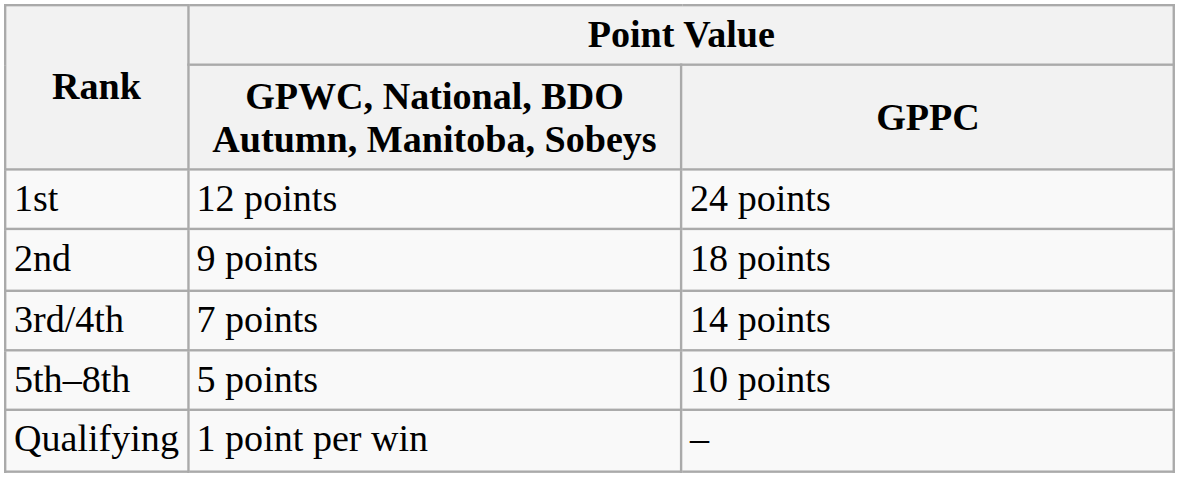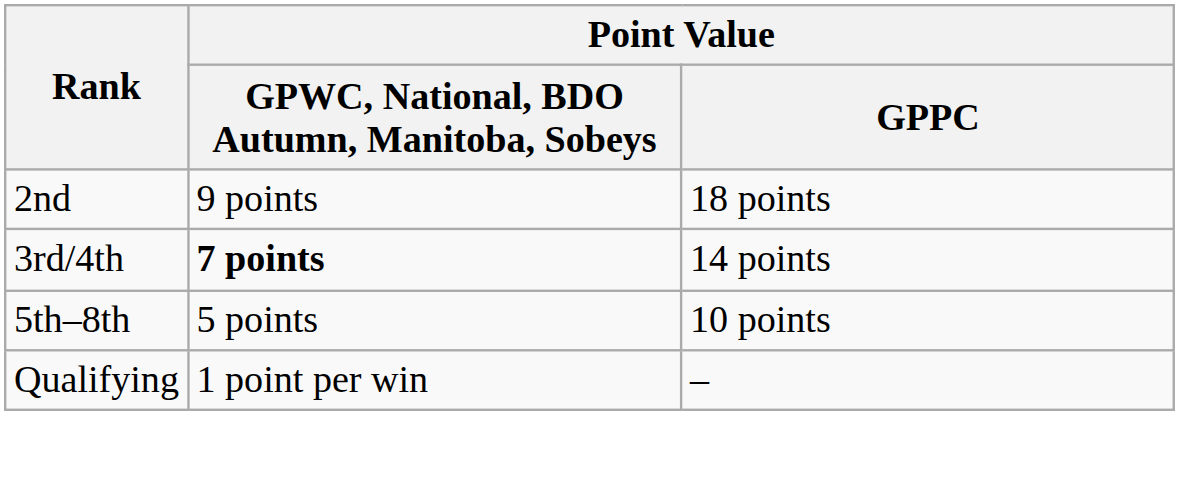- row: (36, 198)
(257, 319) normal -> (261, 258) bold
